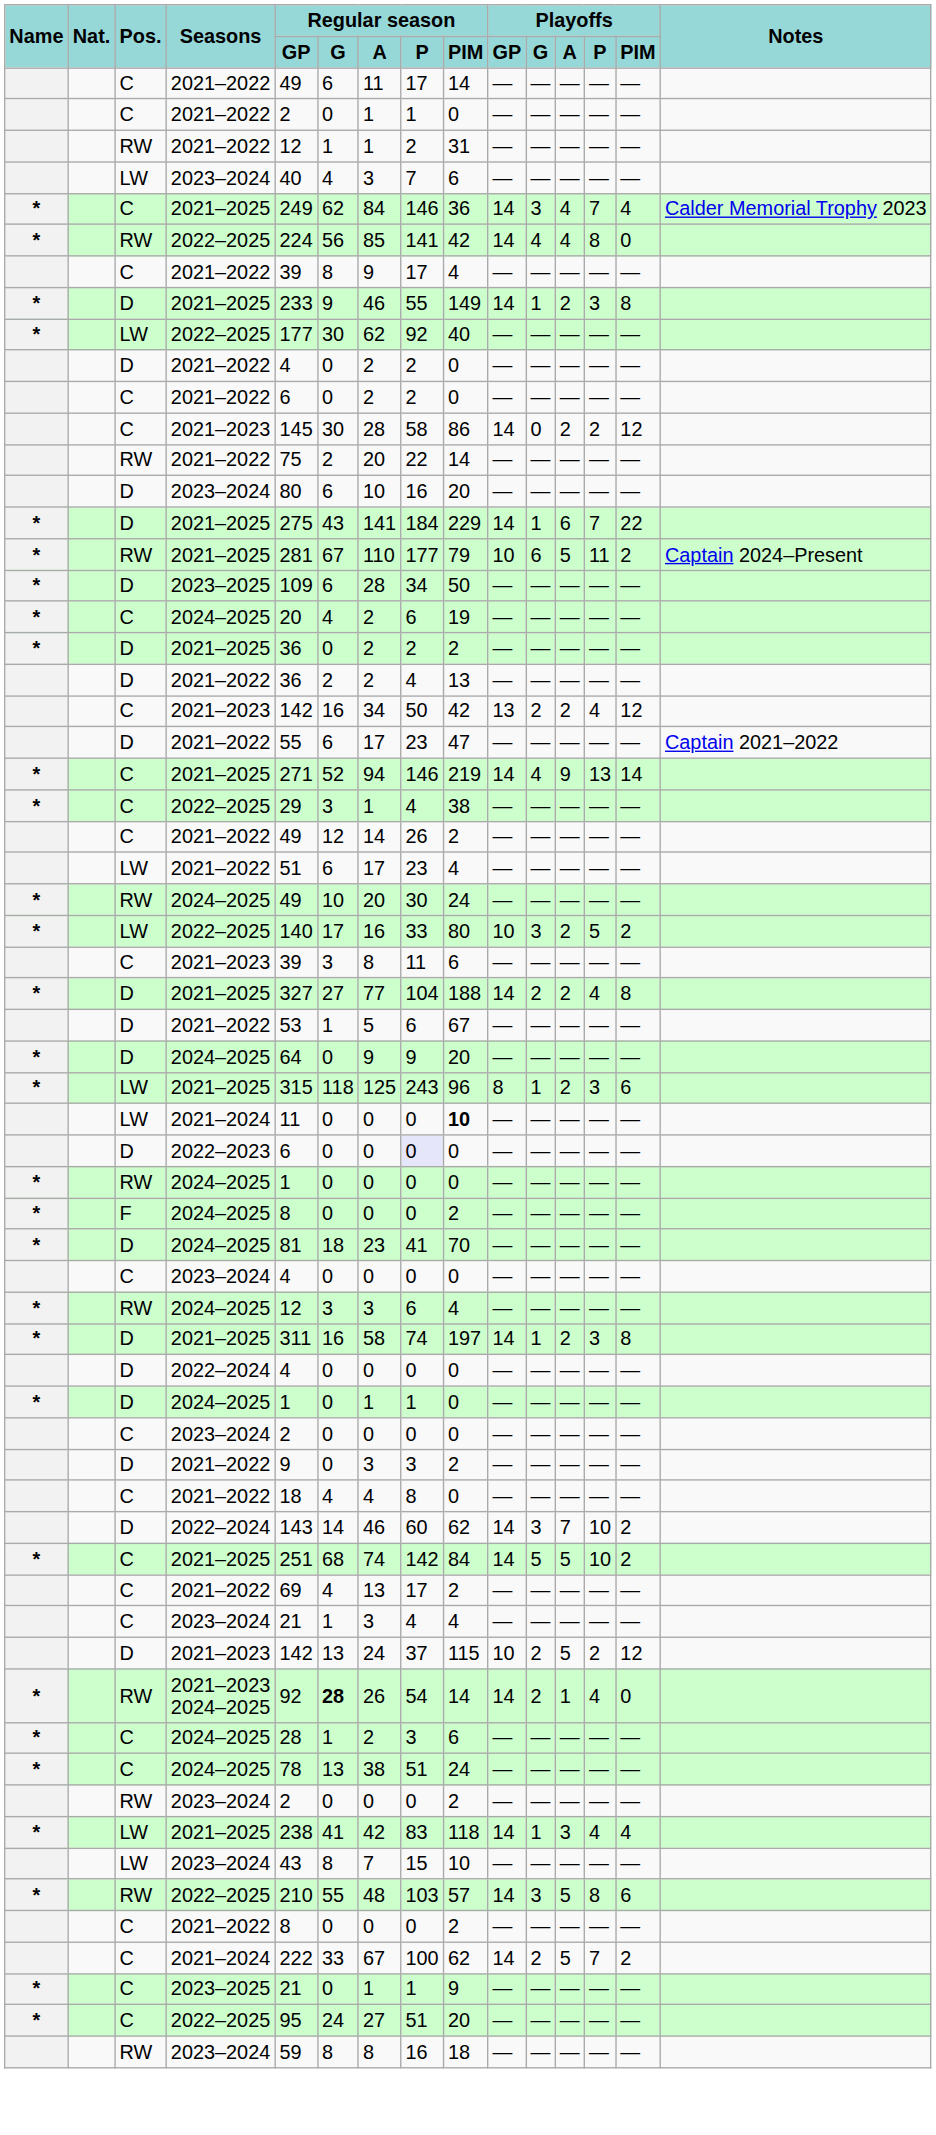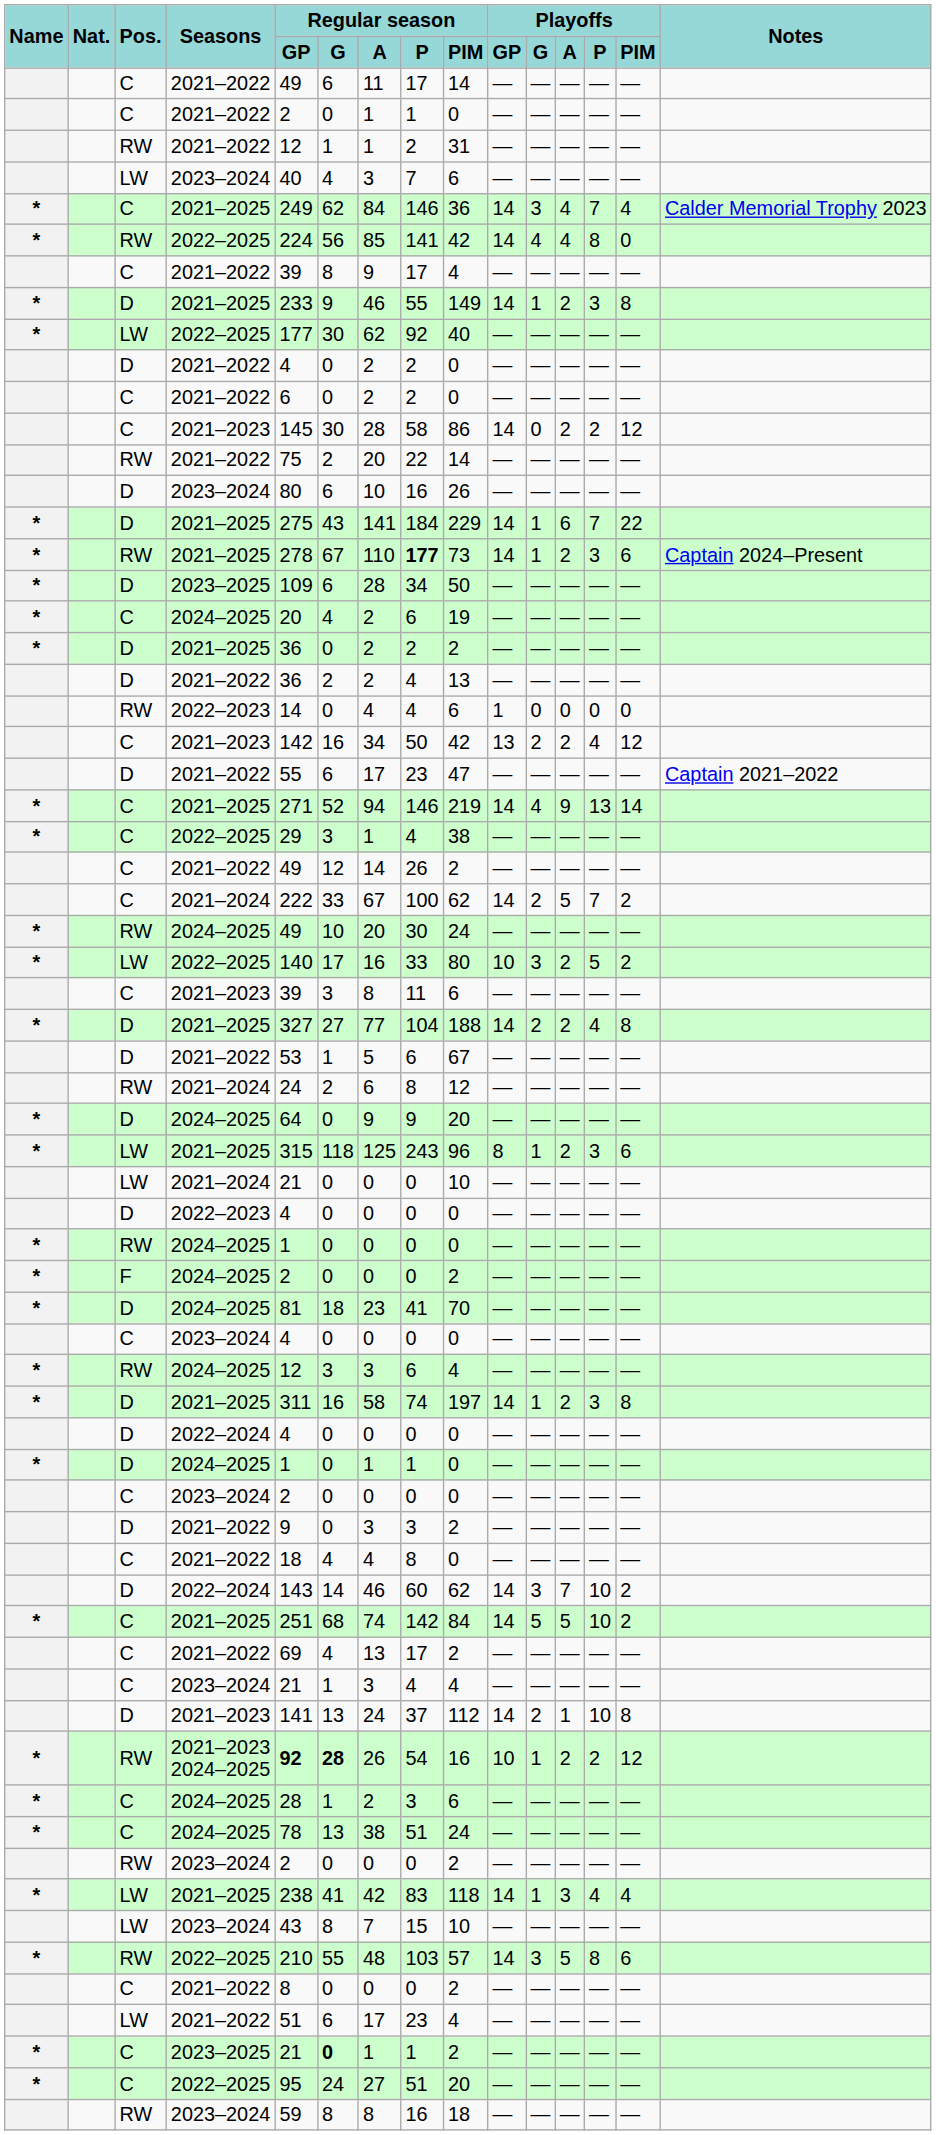(459, 492) 20 -> (459, 492) 26
(296, 554) 281 -> (296, 554) 278
(422, 554) normal -> (422, 554) bold
(459, 554) 79 -> (459, 554) 73
(504, 554) 10 -> (504, 554) 14
(536, 554) 6 -> (536, 554) 1
(565, 554) 5 -> (565, 554) 2
(599, 554) 11 -> (594, 554) 3
(626, 554) 2 -> (626, 554) 6
+ row: (136, 711)
rows swapped: (134, 868) <-> (127, 1958)
+ row: (136, 1088)
(290, 1120) 11 -> (291, 1182) 21
(459, 1120) bold -> (459, 1182) normal
(285, 1151) 6 -> (285, 1214) 4
(411, 1151) lavender background -> (411, 1214) no background
(285, 1214) 8 -> (285, 1277) 2
(296, 1653) 142 -> (296, 1716) 141
(464, 1653) 115 -> (464, 1716) 112
(504, 1653) 10 -> (504, 1716) 14
(565, 1653) 5 -> (565, 1716) 1
(594, 1653) 2 -> (600, 1716) 10
(631, 1653) 12 -> (626, 1716) 8
(291, 1696) normal -> (291, 1759) bold
(459, 1696) 14 -> (459, 1759) 16
(504, 1696) 14 -> (504, 1759) 10
(536, 1696) 2 -> (536, 1759) 1
(565, 1696) 1 -> (565, 1759) 2
(594, 1696) 4 -> (594, 1759) 2
(626, 1696) 0 -> (631, 1759) 12
(328, 1989) normal -> (328, 2052) bold
(453, 1989) 9 -> (453, 2052) 2
